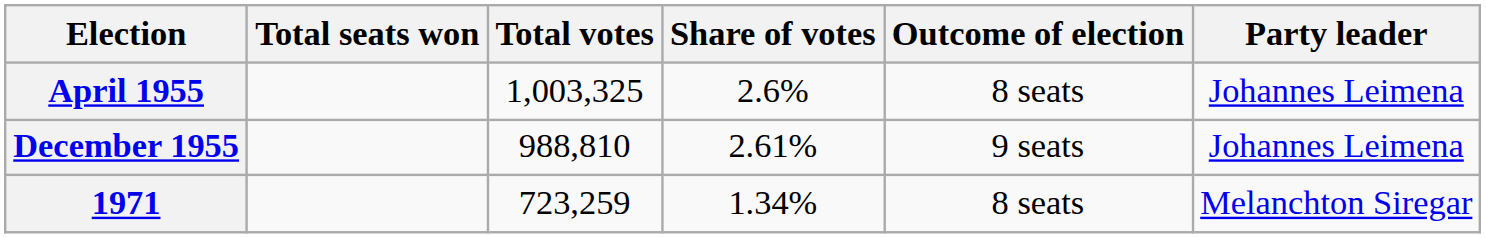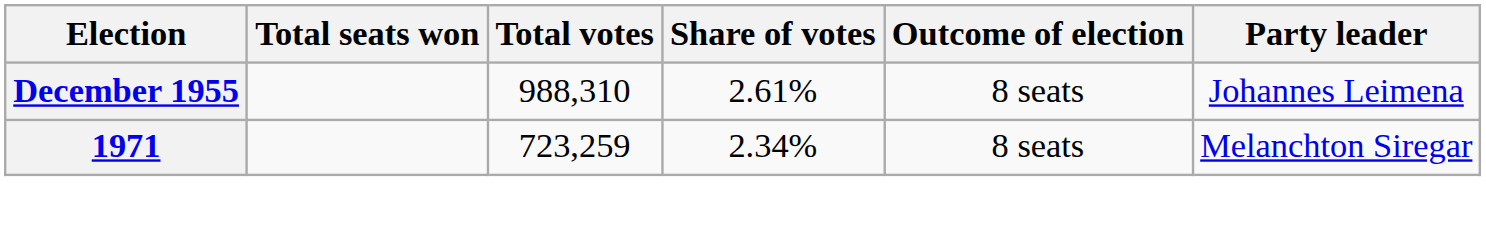- row: (126, 90)
(575, 146) 988,810 -> (575, 90) 988,310
(1038, 146) 9 seats -> (1038, 90) 8 seats
(773, 203) 1.34% -> (773, 146) 2.34%
